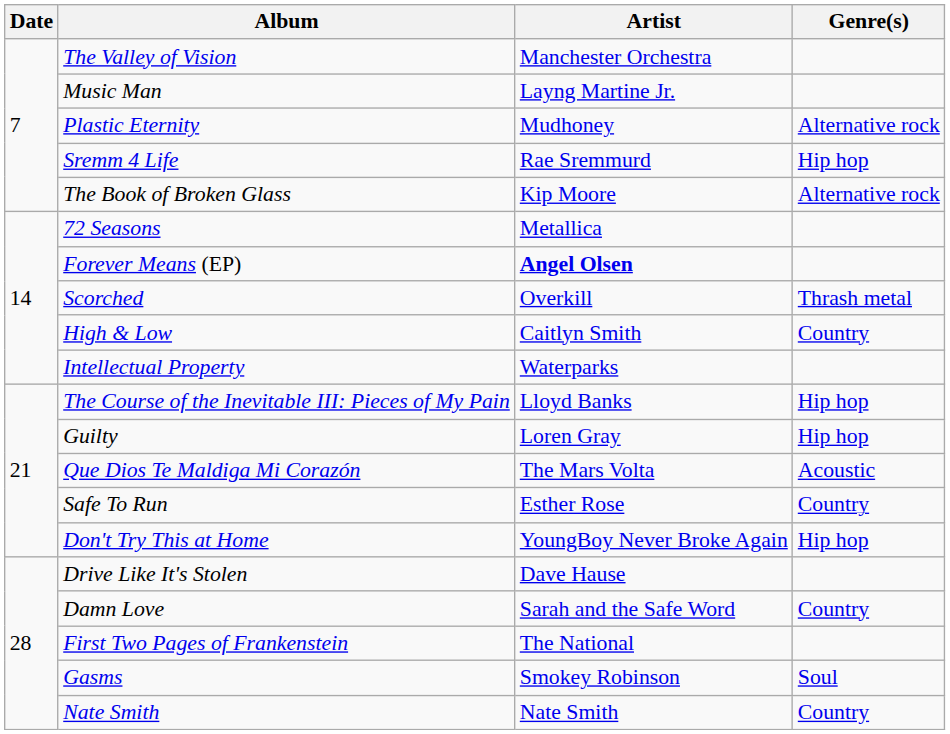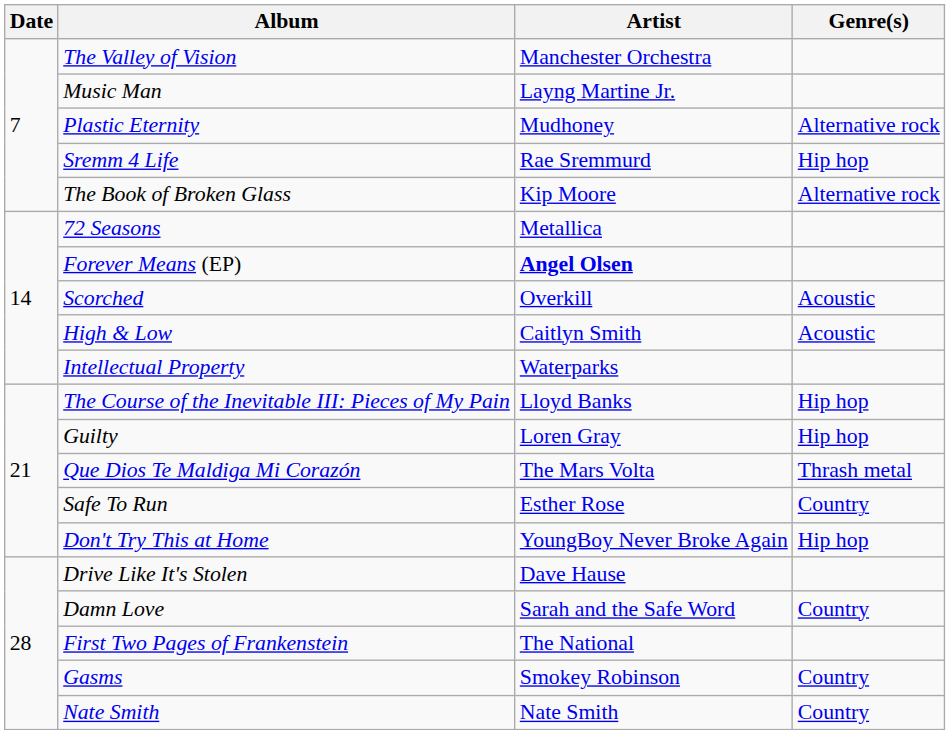(855, 297) Thrash metal -> (836, 297) Acoustic
(833, 332) Country -> (836, 332) Acoustic
(836, 470) Acoustic -> (855, 470) Thrash metal
(818, 677) Soul -> (833, 677) Country
